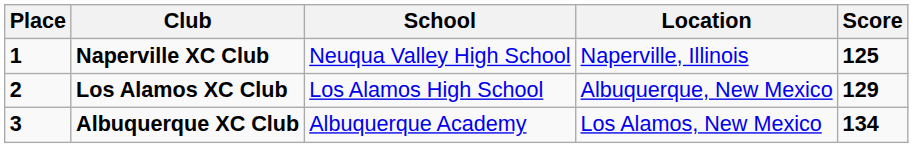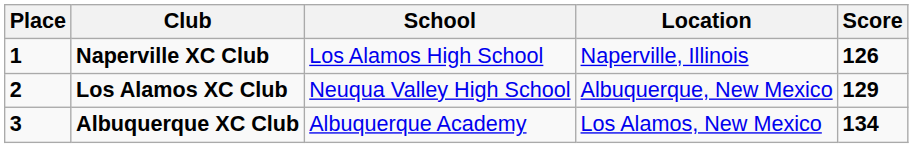(440, 55) Neuqua Valley High School -> (426, 55) Los Alamos High School
(861, 55) 125 -> (861, 55) 126
(426, 90) Los Alamos High School -> (440, 90) Neuqua Valley High School
